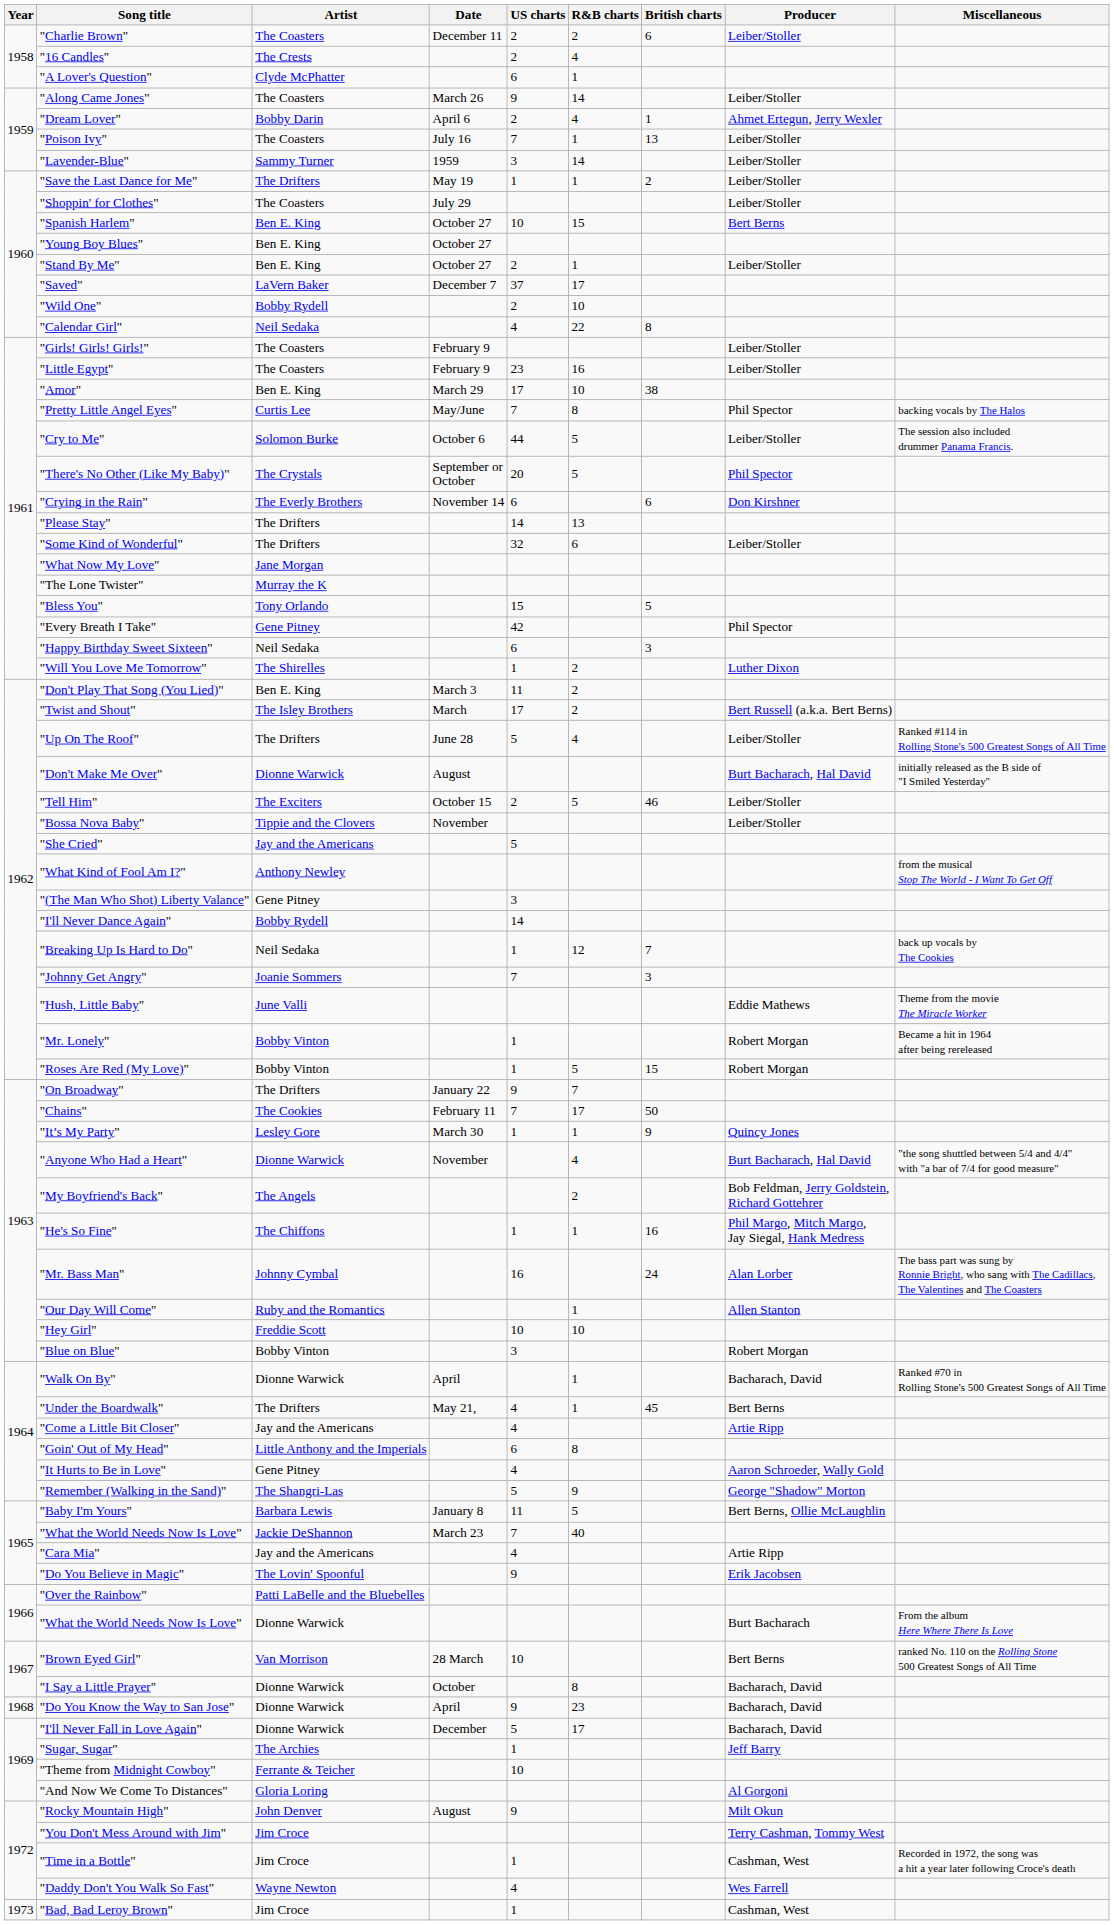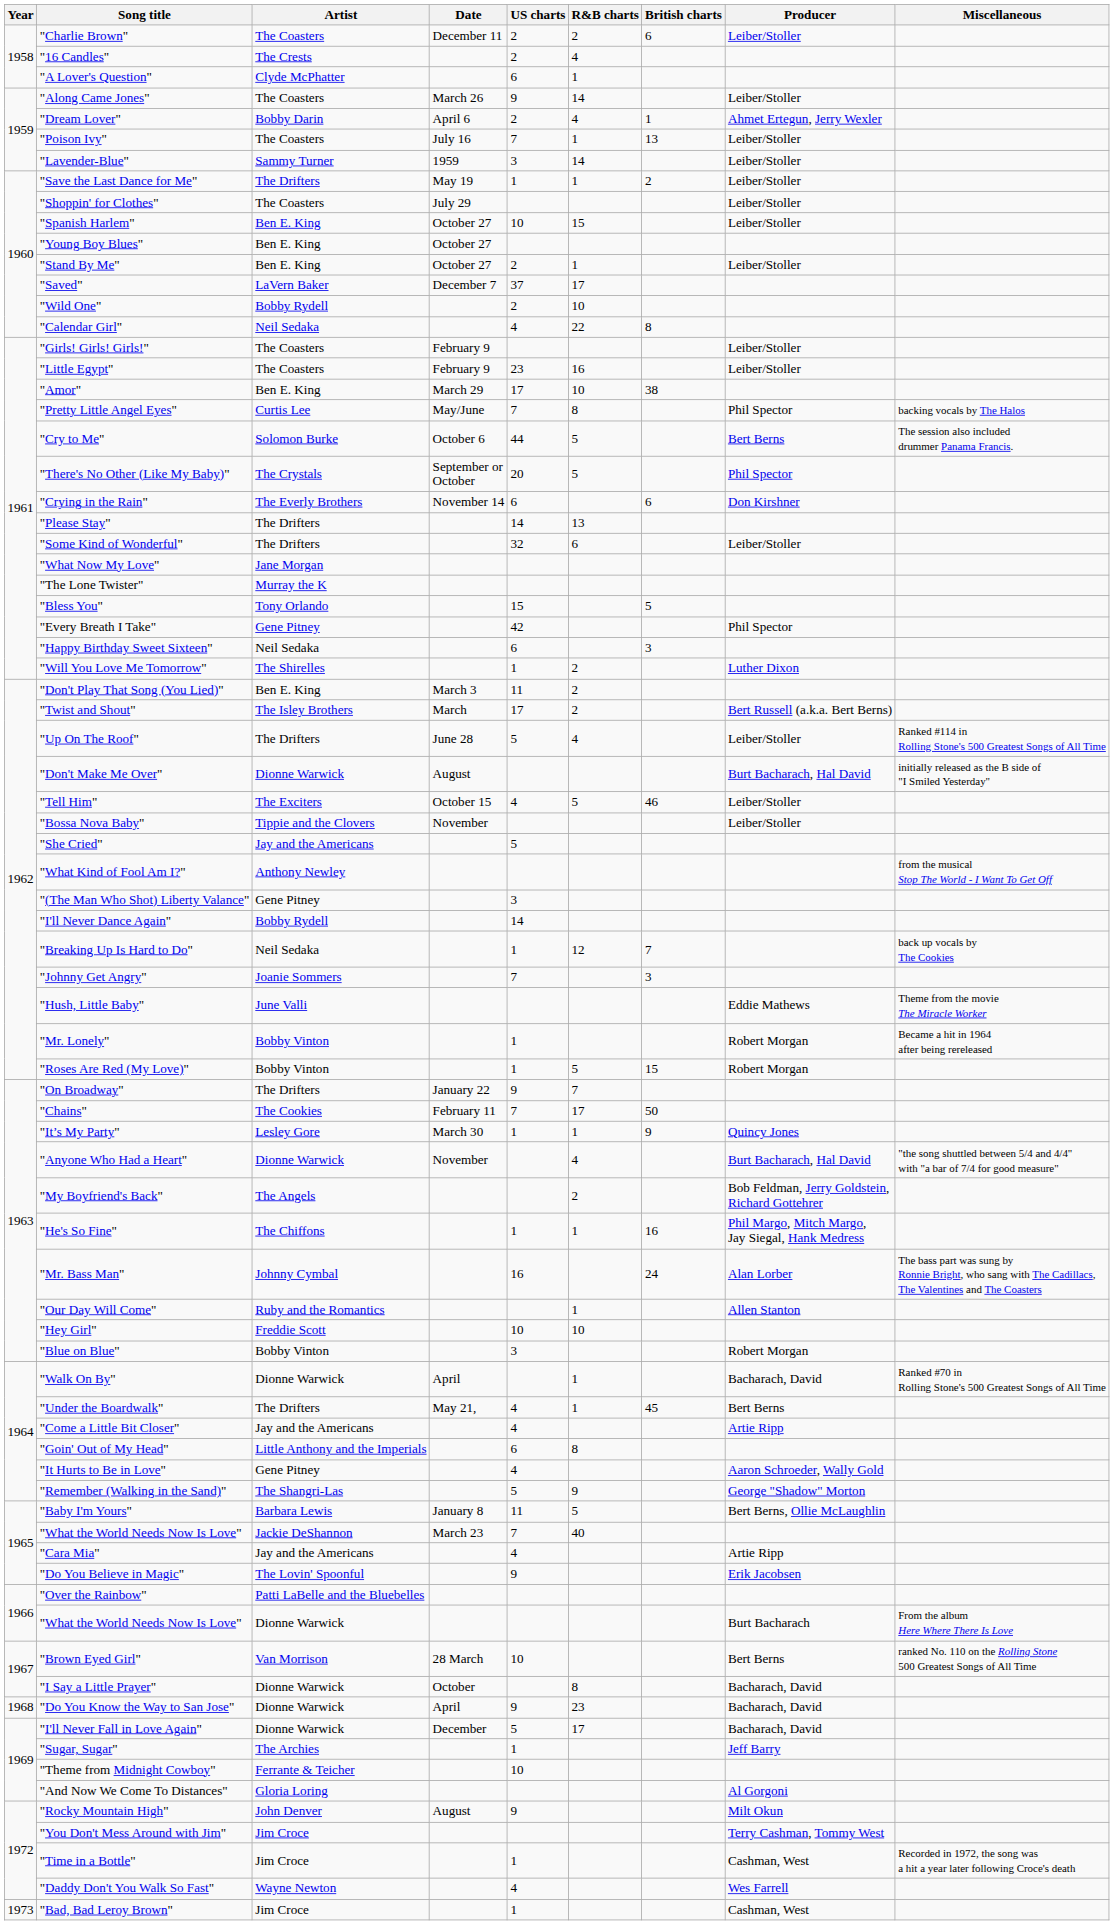(756, 222) Bert Berns -> (764, 222) Leiber/Stoller
(764, 438) Leiber/Stoller -> (756, 438) Bert Berns
(514, 802) 2 -> (514, 802) 4
